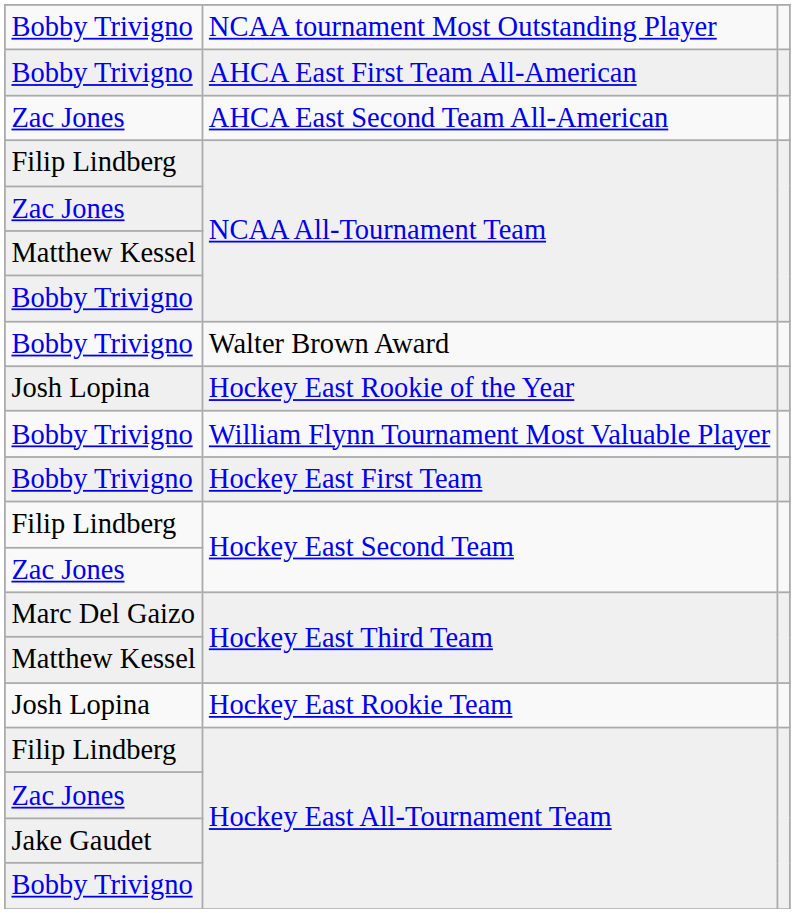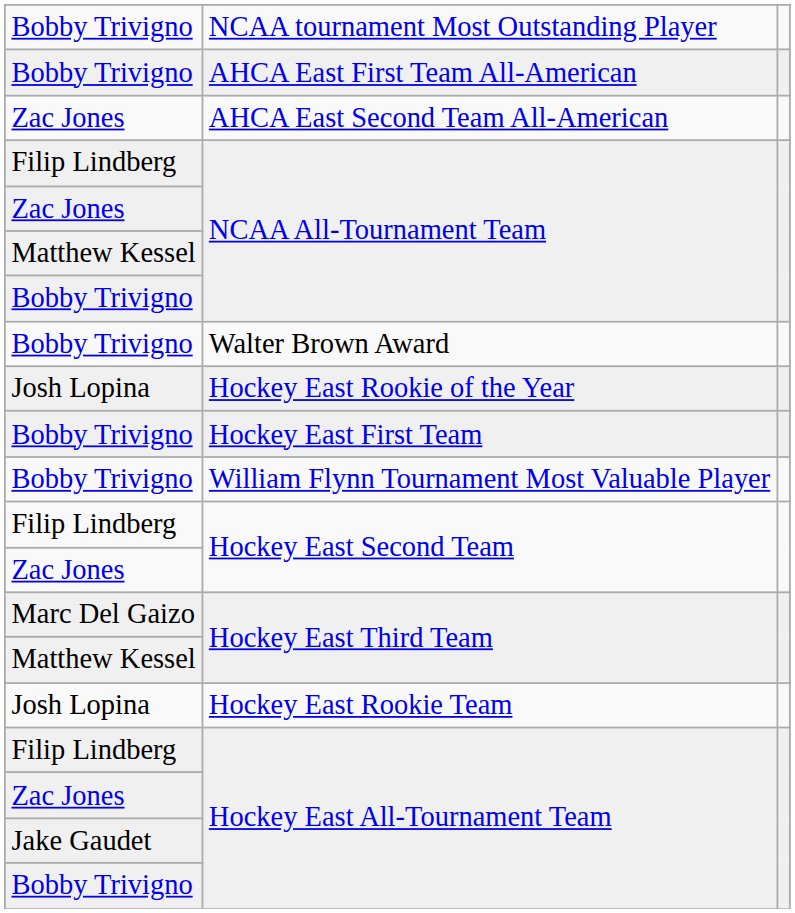rows swapped: (102, 433) <-> (102, 478)
